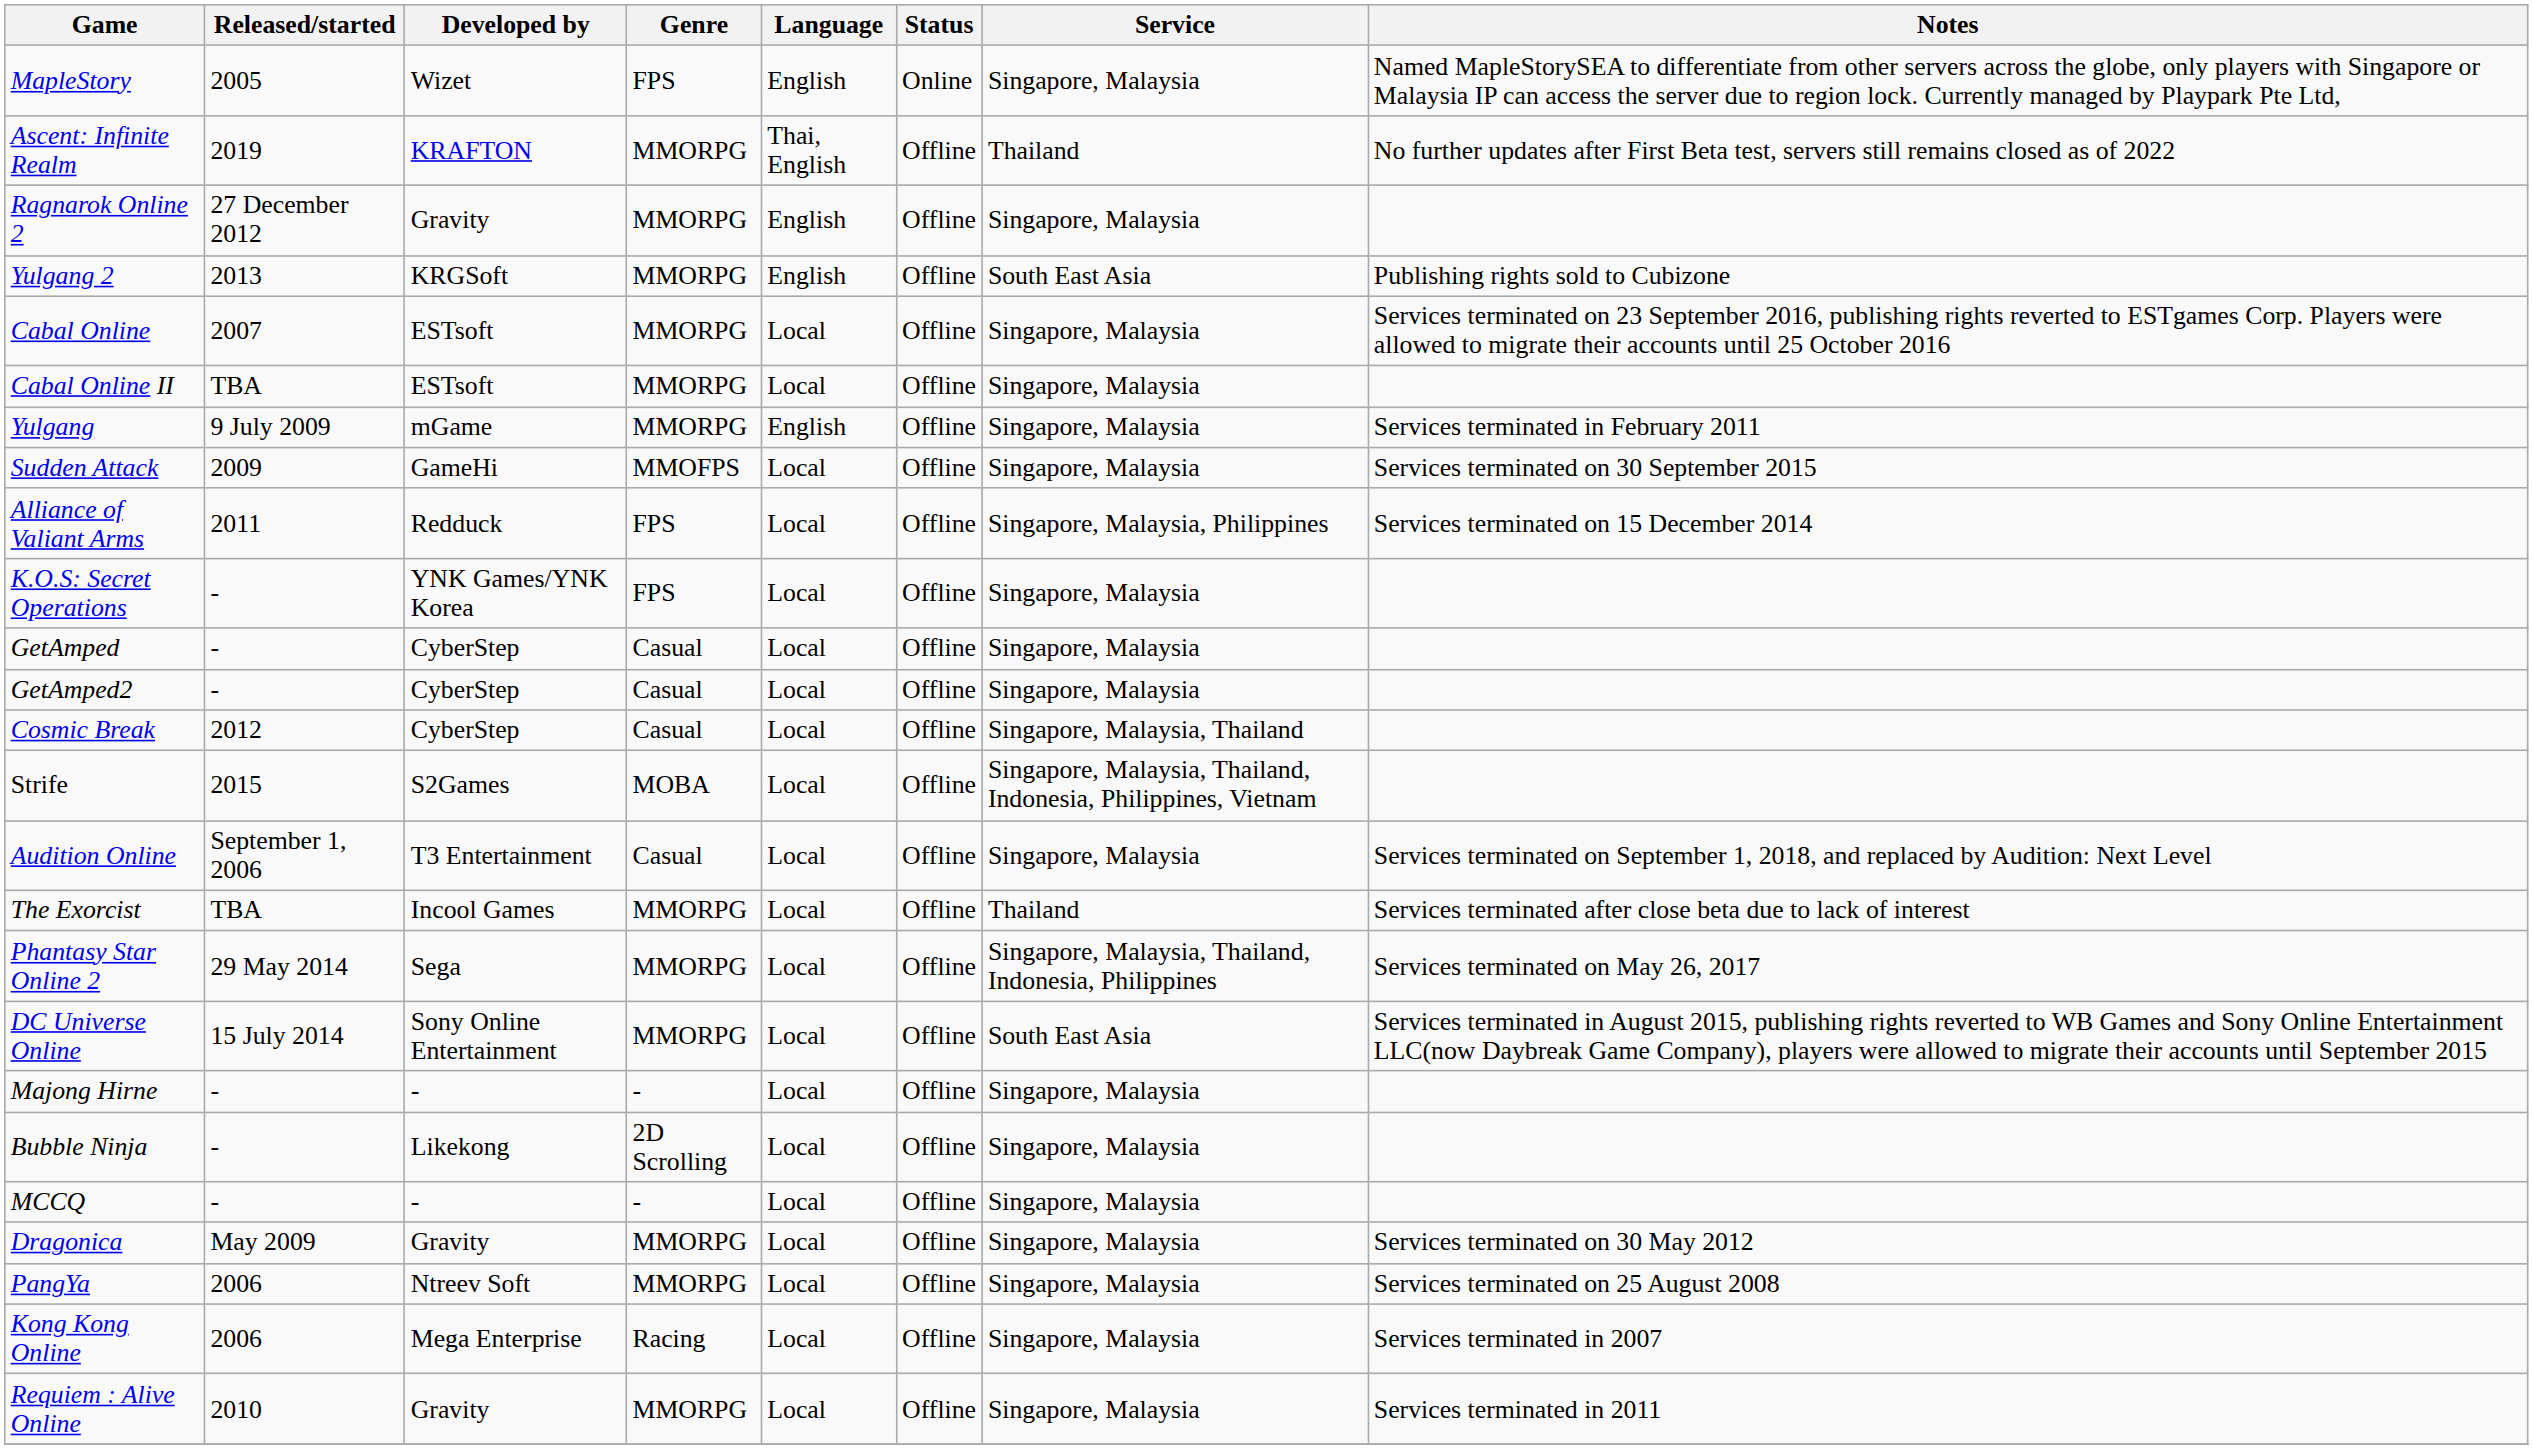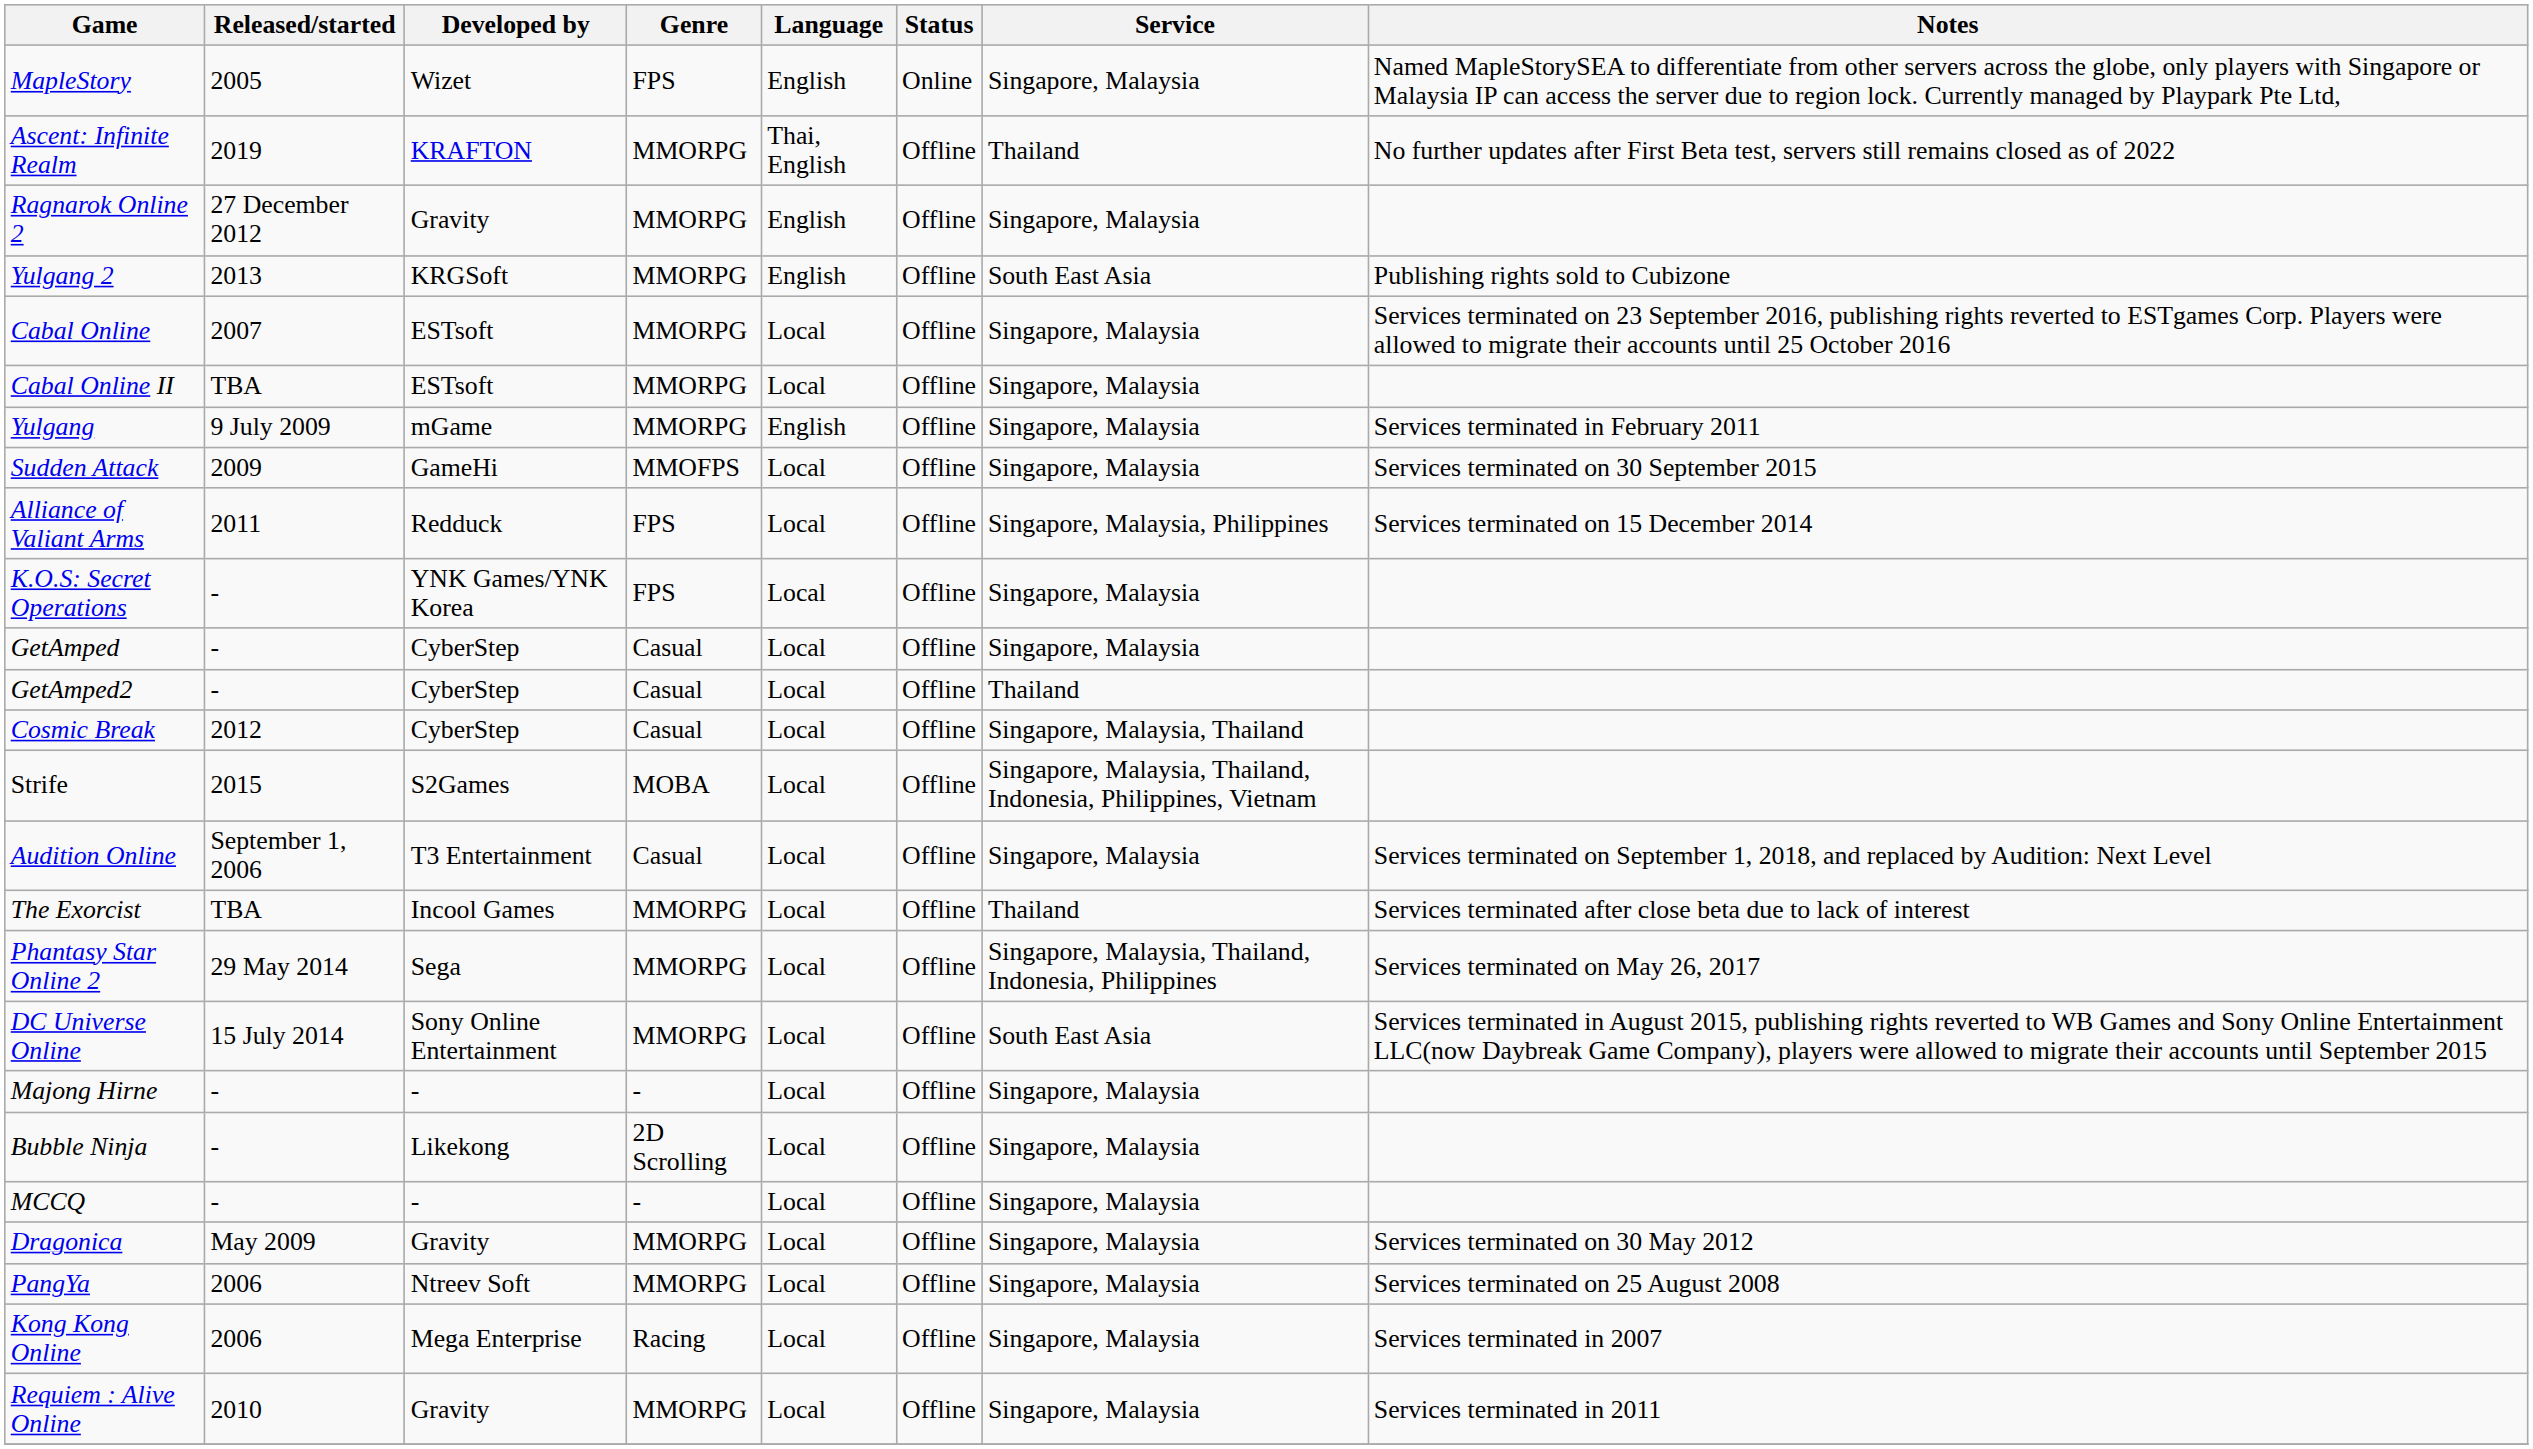(1094, 689) Singapore, Malaysia -> (1034, 689) Thailand
